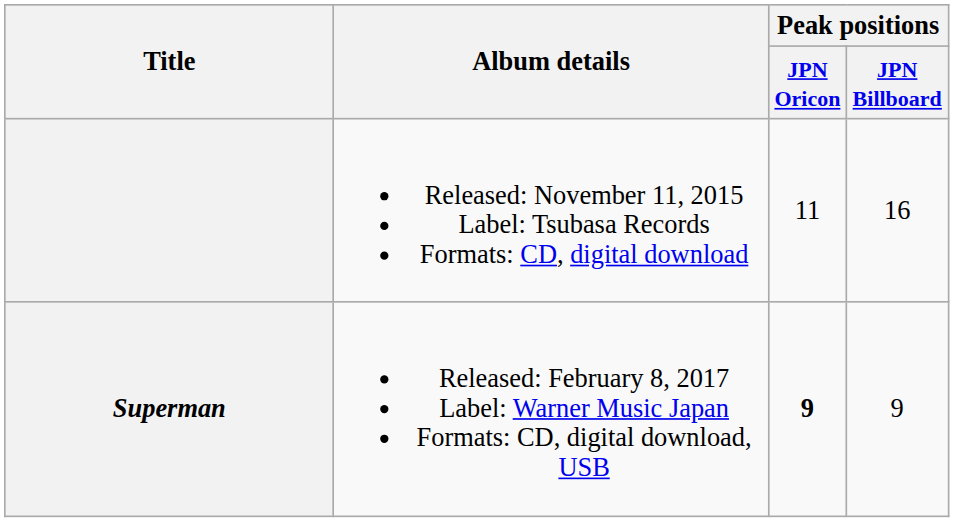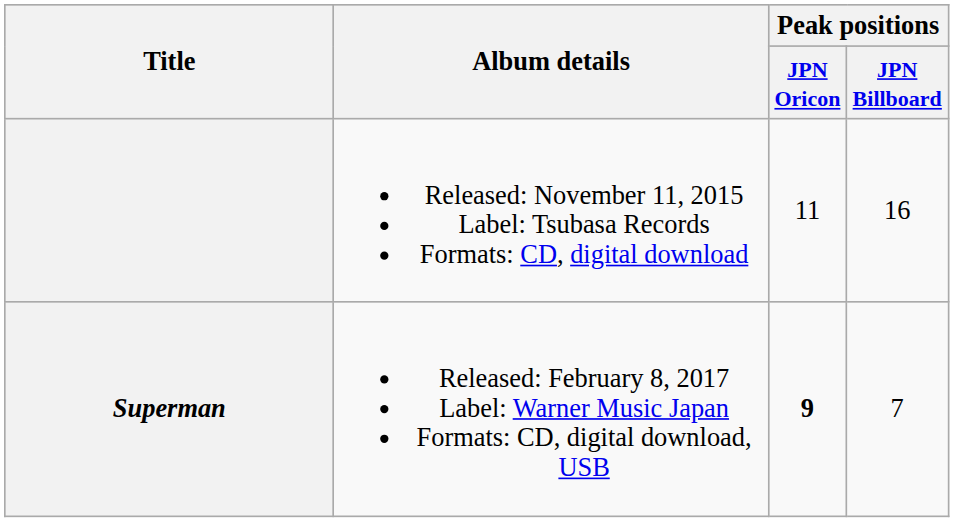(897, 408) 9 -> (897, 408) 7
